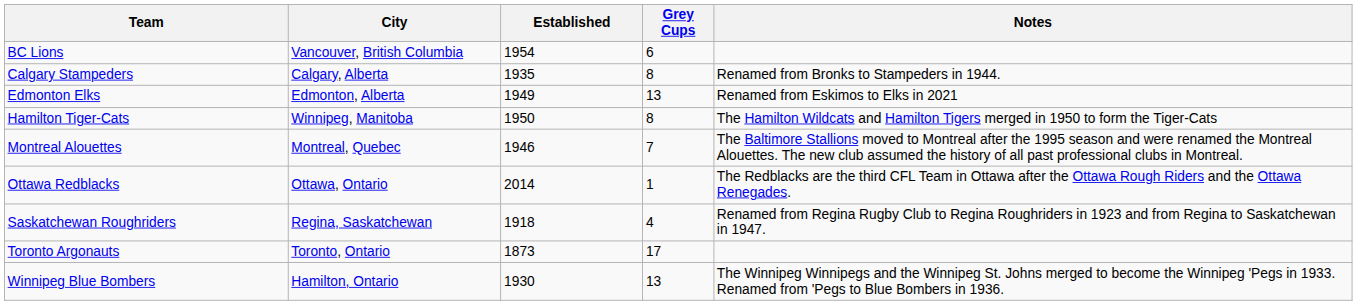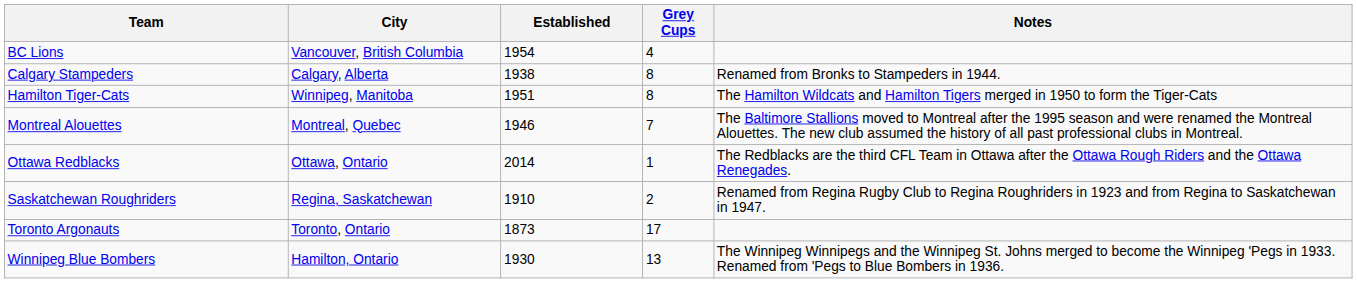(650, 52) 6 -> (650, 52) 4
(519, 74) 1935 -> (519, 74) 1938
- row: (54, 96)
(519, 118) 1950 -> (519, 96) 1951
(519, 222) 1918 -> (519, 200) 1910
(650, 222) 4 -> (650, 200) 2
